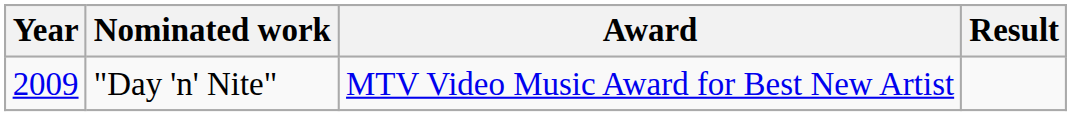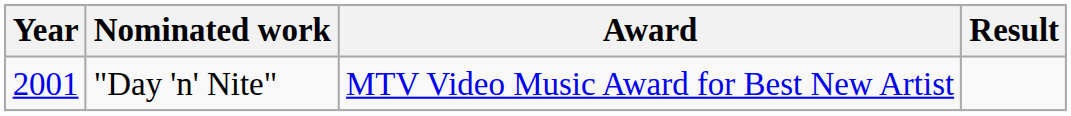(46, 82) 2009 -> (46, 82) 2001
